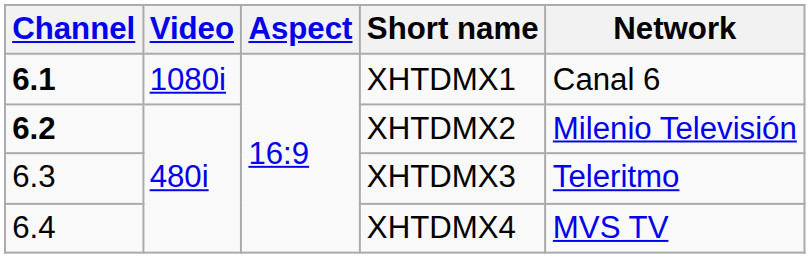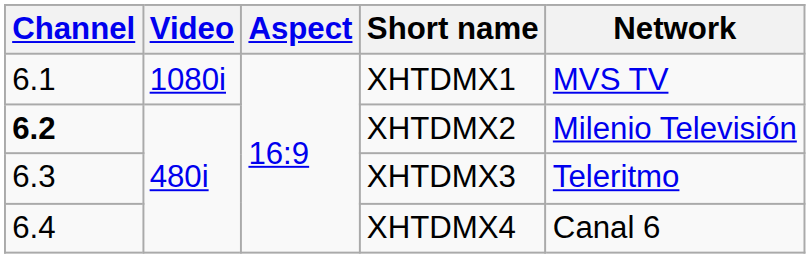(34, 78) bold -> (34, 78) normal
(607, 78) Canal 6 -> (611, 78) MVS TV
(611, 227) MVS TV -> (607, 227) Canal 6
